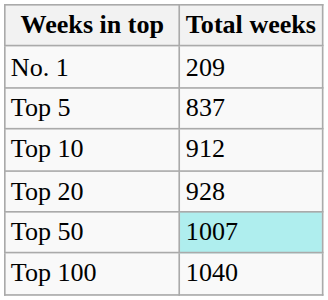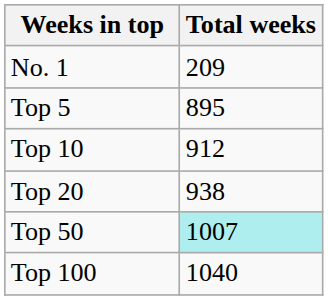(205, 107) 837 -> (205, 107) 895
(205, 190) 928 -> (205, 190) 938
